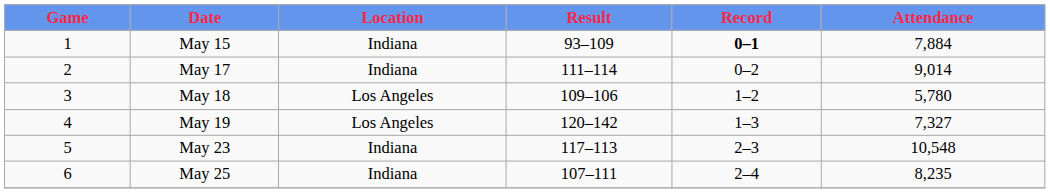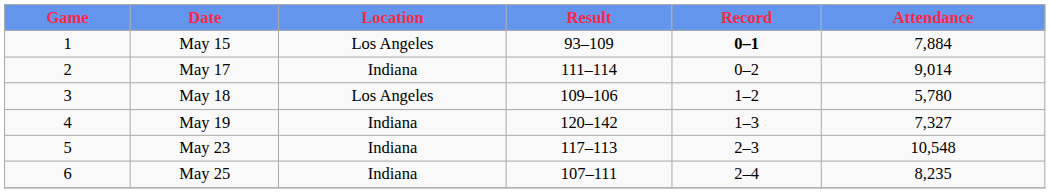(393, 43) Indiana -> (393, 43) Los Angeles
(393, 122) Los Angeles -> (393, 122) Indiana
